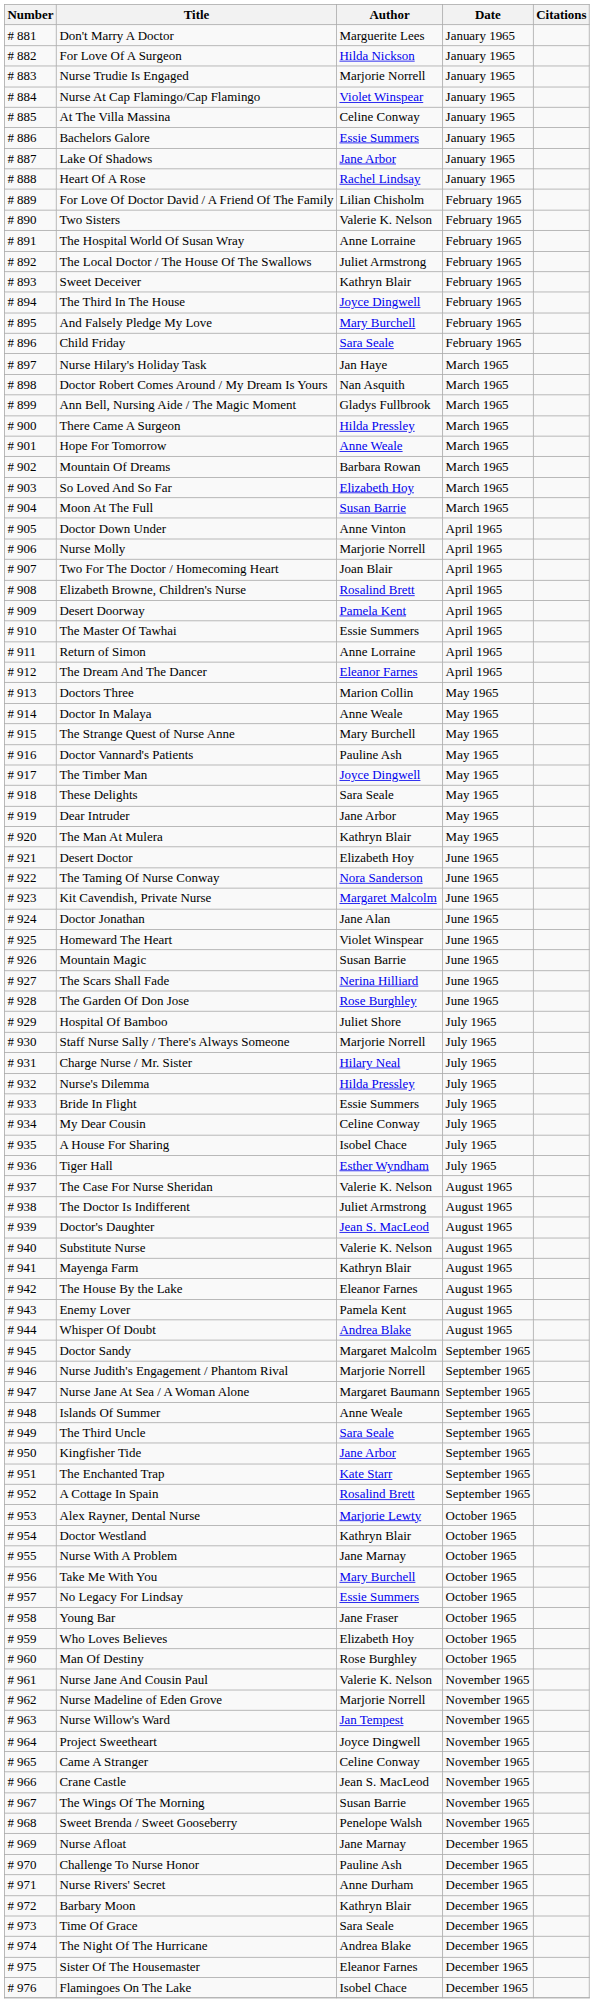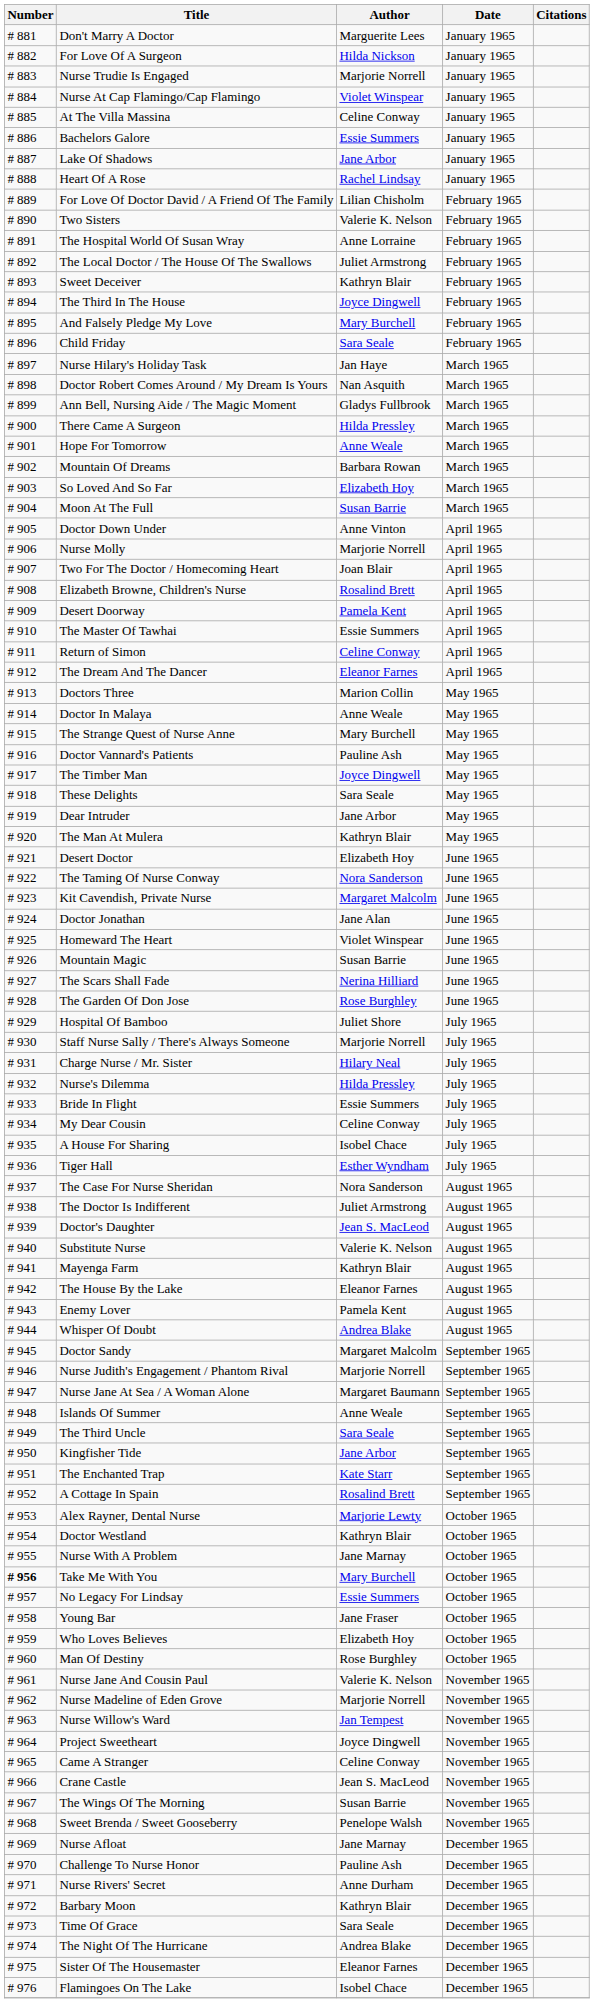(377, 651) Anne Lorraine -> (380, 651) Celine Conway
(386, 1186) Valerie K. Nelson -> (381, 1186) Nora Sanderson
(22, 1576) normal -> (22, 1576) bold
